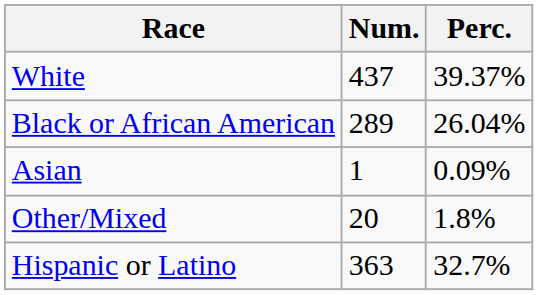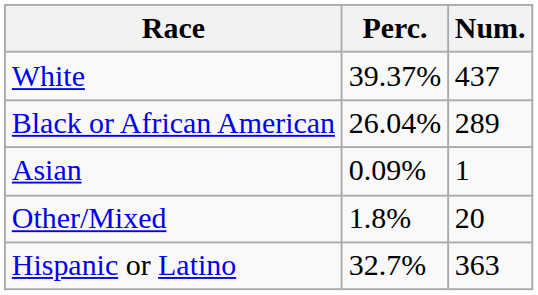columns swapped: (384, 28) <-> (479, 28)
